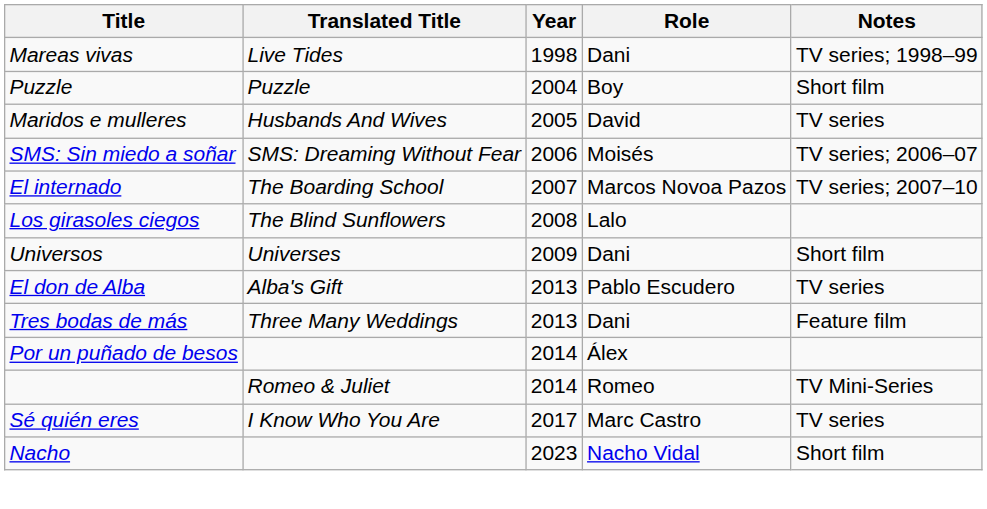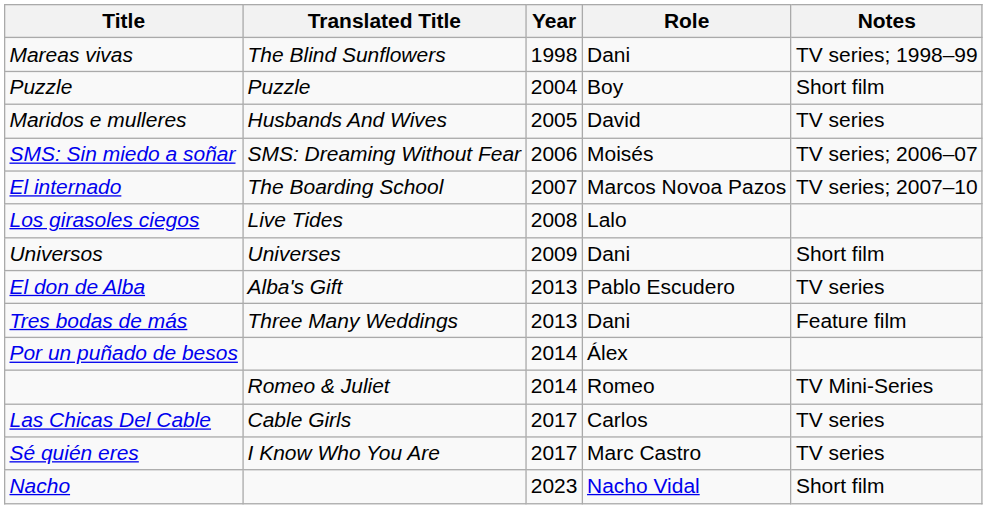(295, 54) Live Tides -> (347, 54) The Blind Sunflowers
(347, 220) The Blind Sunflowers -> (295, 220) Live Tides
+ row: (110, 420)
